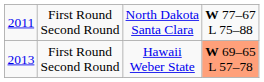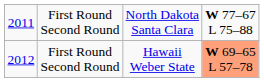(21, 59) 2013 -> (21, 59) 2012
